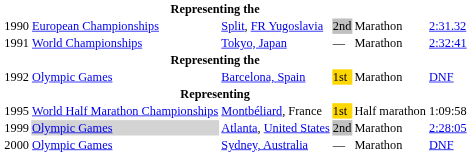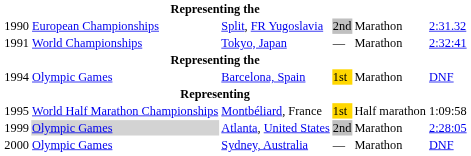(17, 77) 1992 -> (17, 77) 1994
